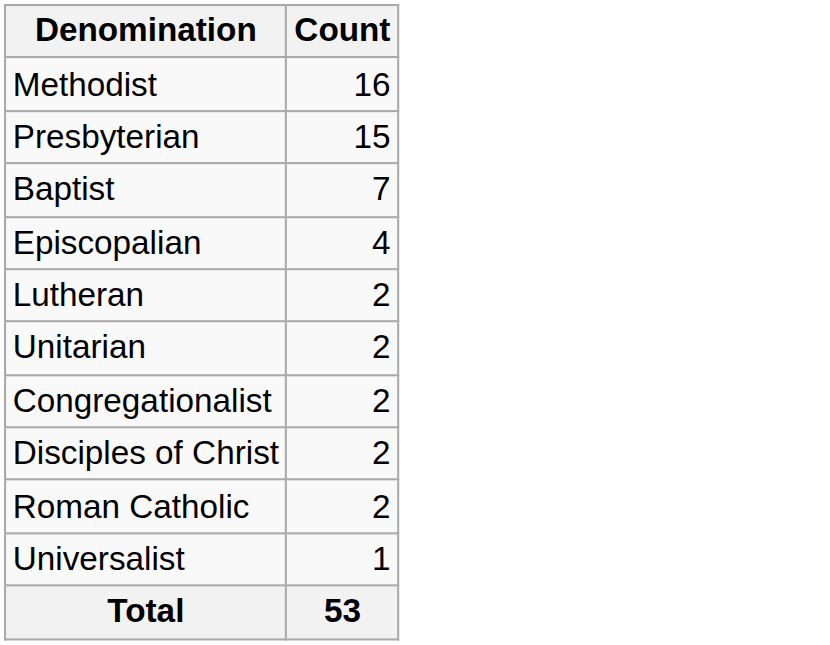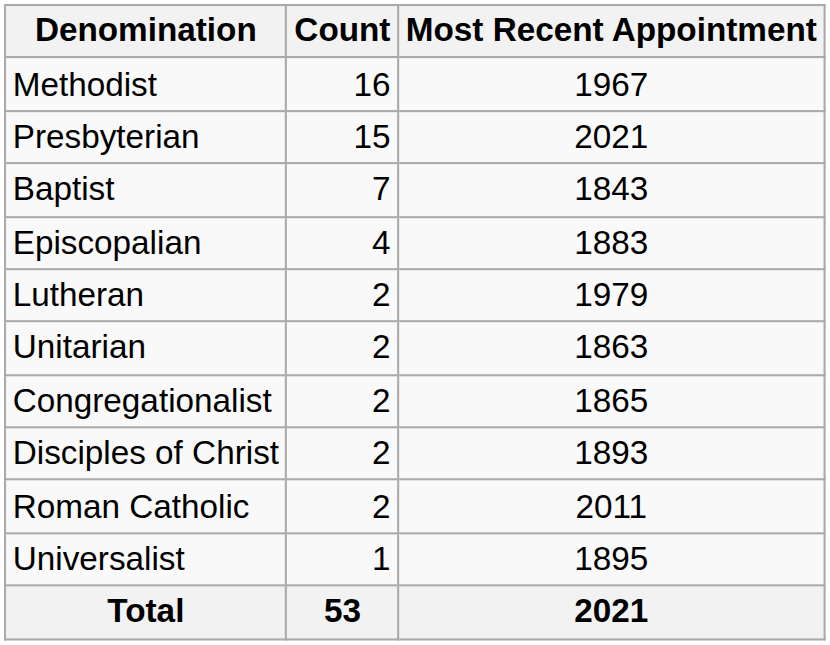+ column: (611, 30)
